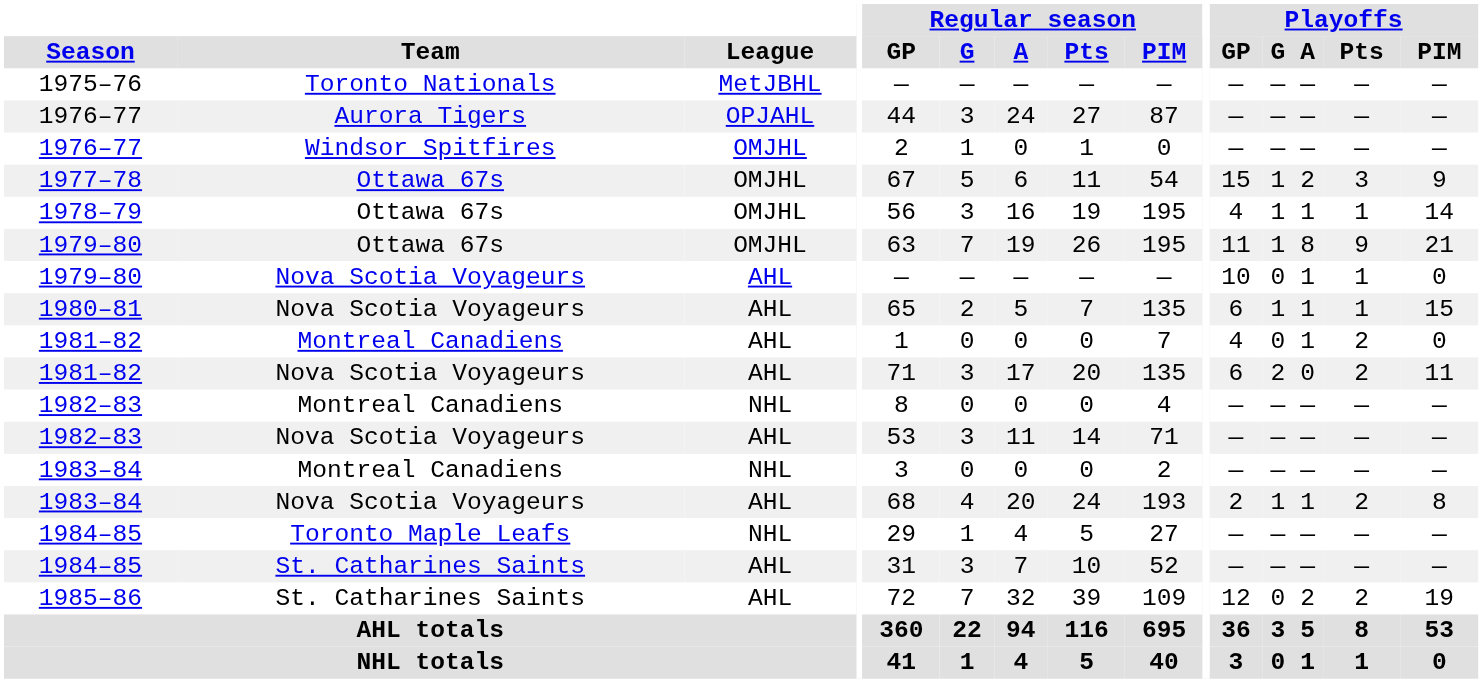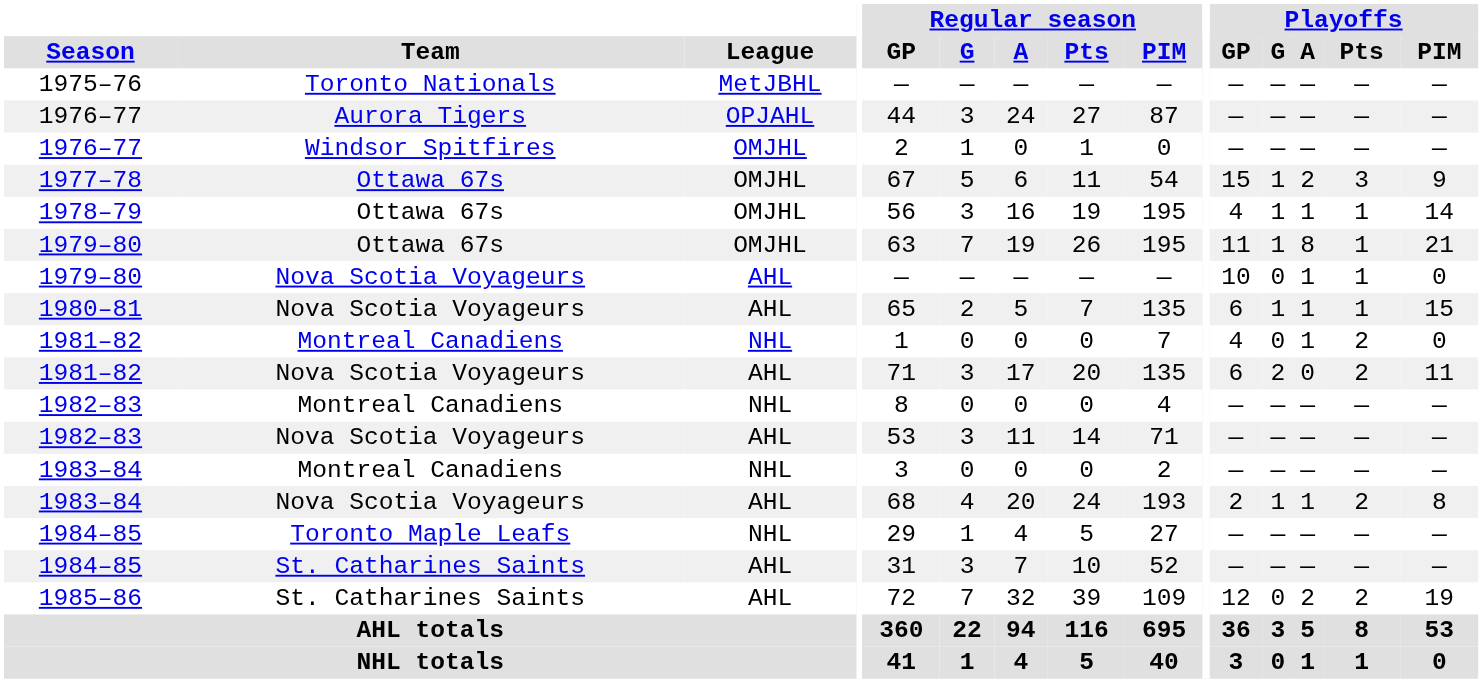(1362, 245) 9 -> (1362, 245) 1
(770, 341) AHL -> (770, 341) NHL
